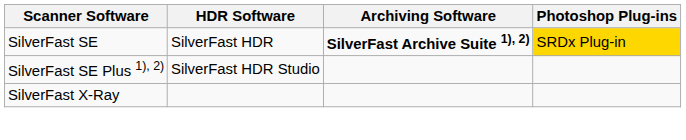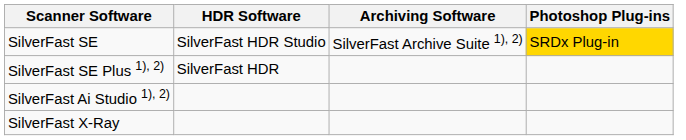(222, 41) SilverFast HDR -> (251, 41) SilverFast HDR Studio
(428, 41) bold -> (428, 41) normal
(245, 69) SilverFast HDR Studio -> (228, 69) SilverFast HDR
+ row: (89, 97)
